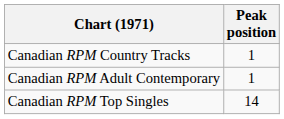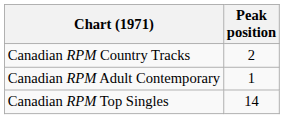(251, 55) 1 -> (251, 55) 2
